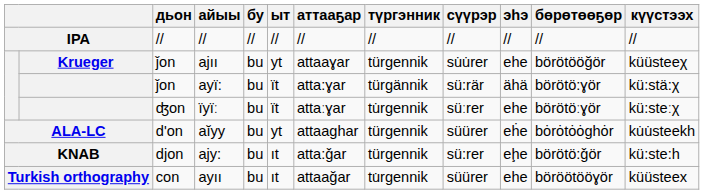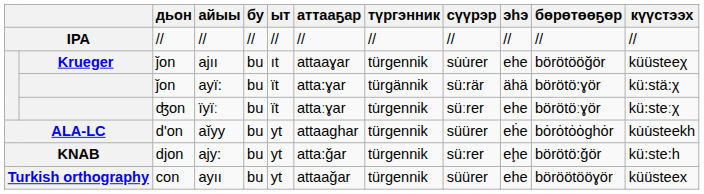(276, 62) yt -> (275, 62) ıt
(275, 154) ıt -> (276, 154) yt
(275, 177) ıt -> (276, 177) yt
(398, 177) tu̇rgennik -> (398, 177) türgennik
